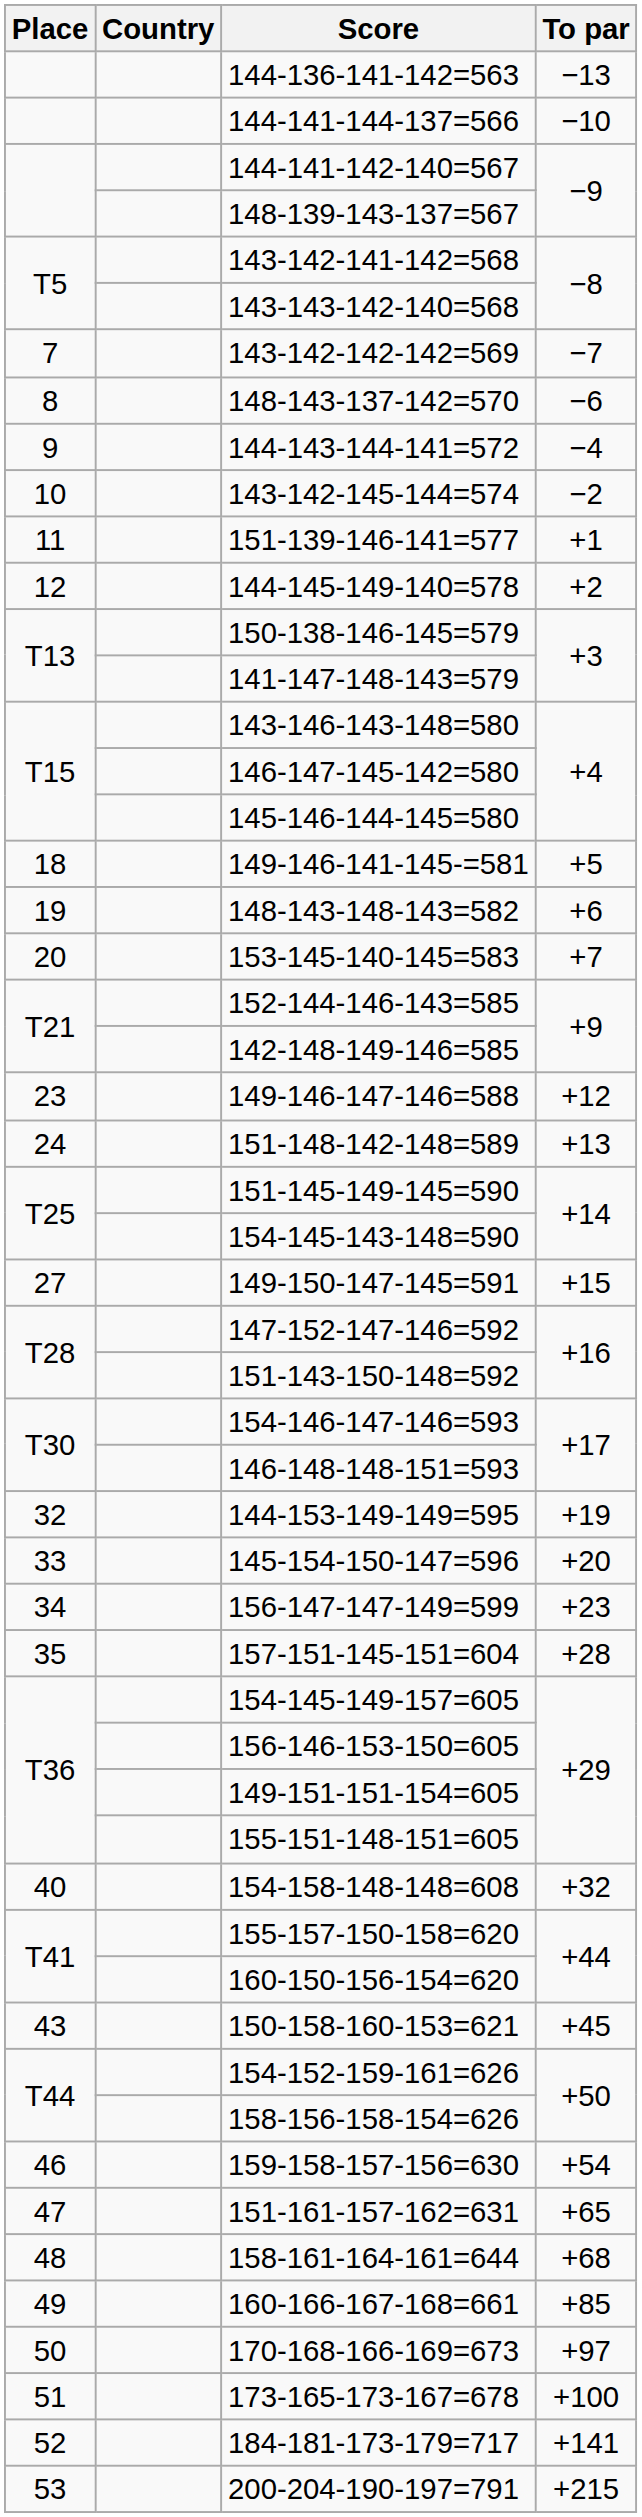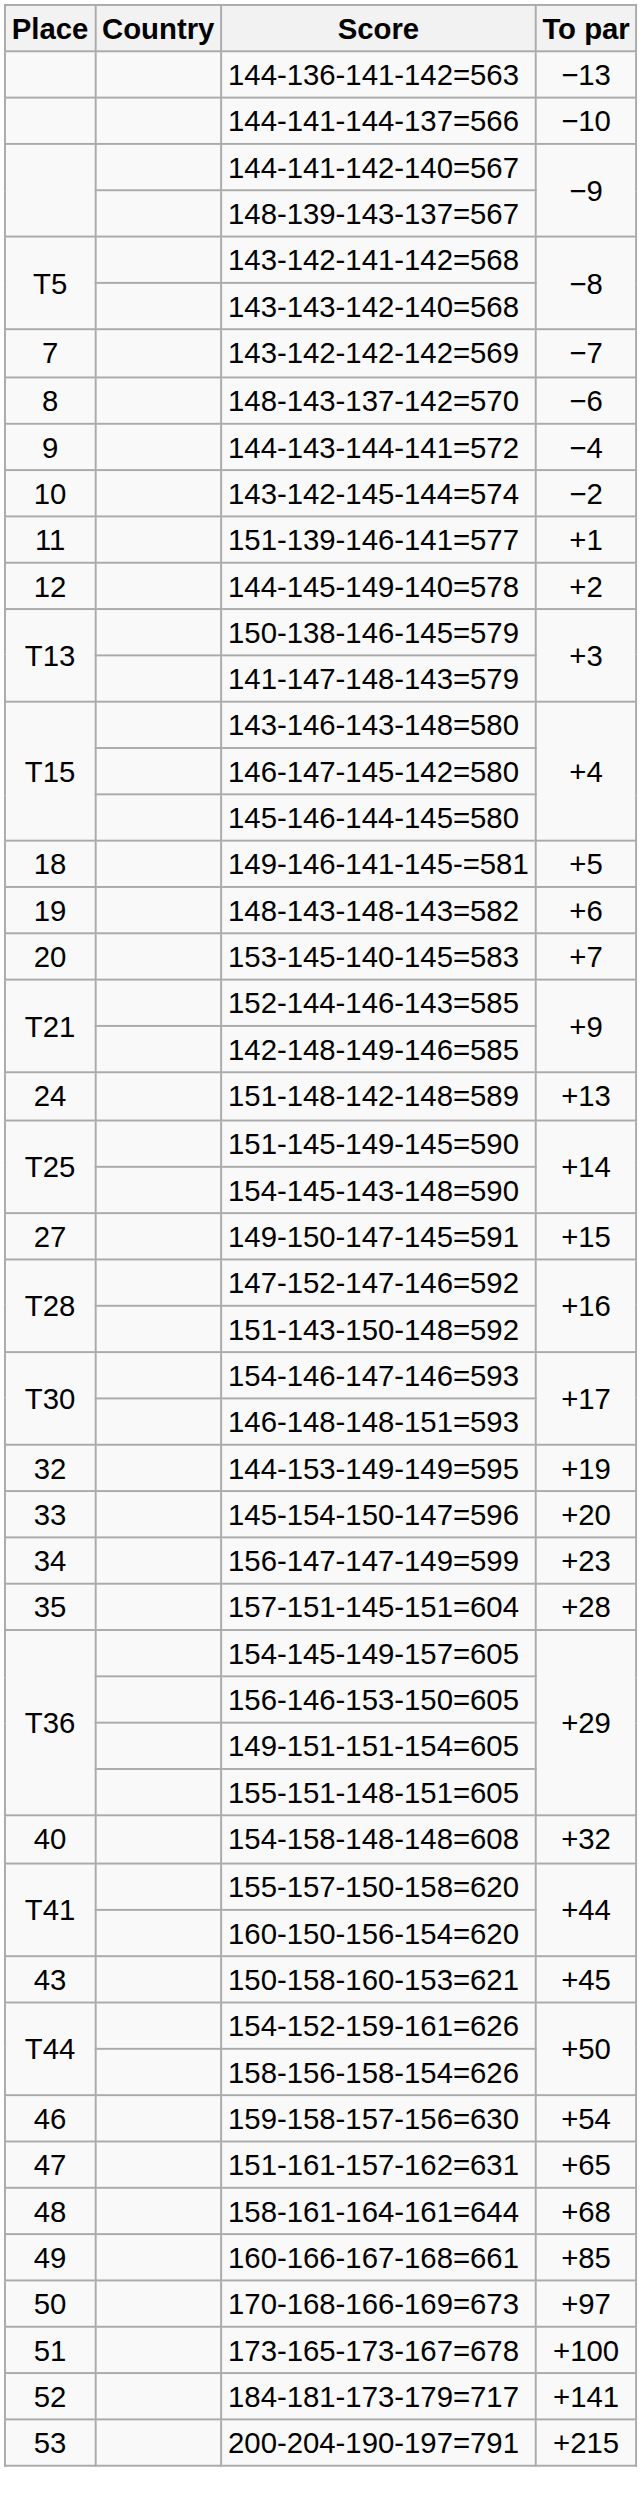- row: (374, 1097)
